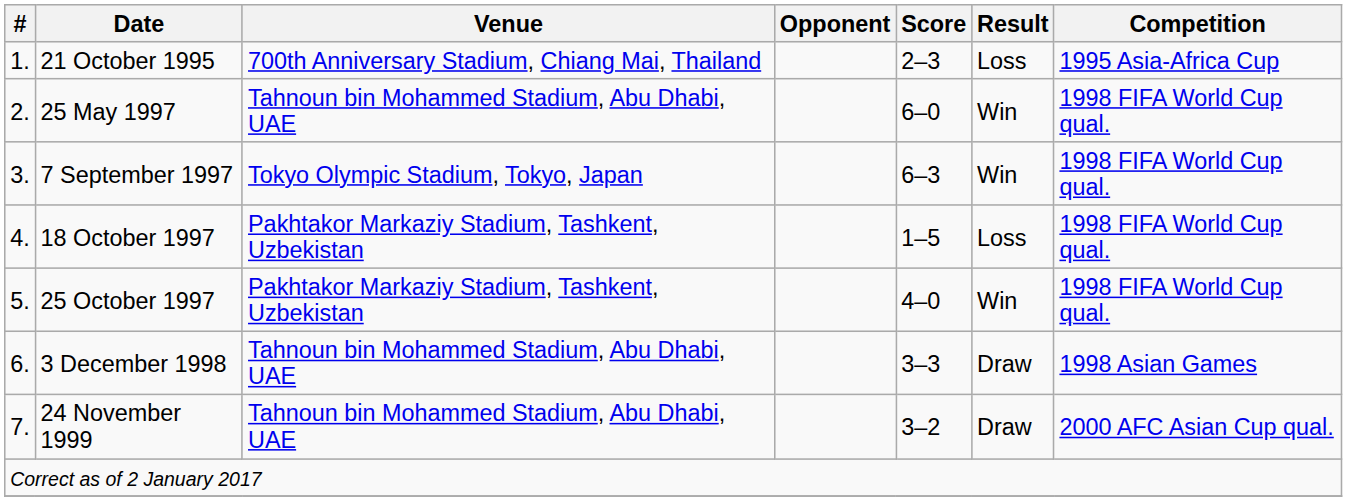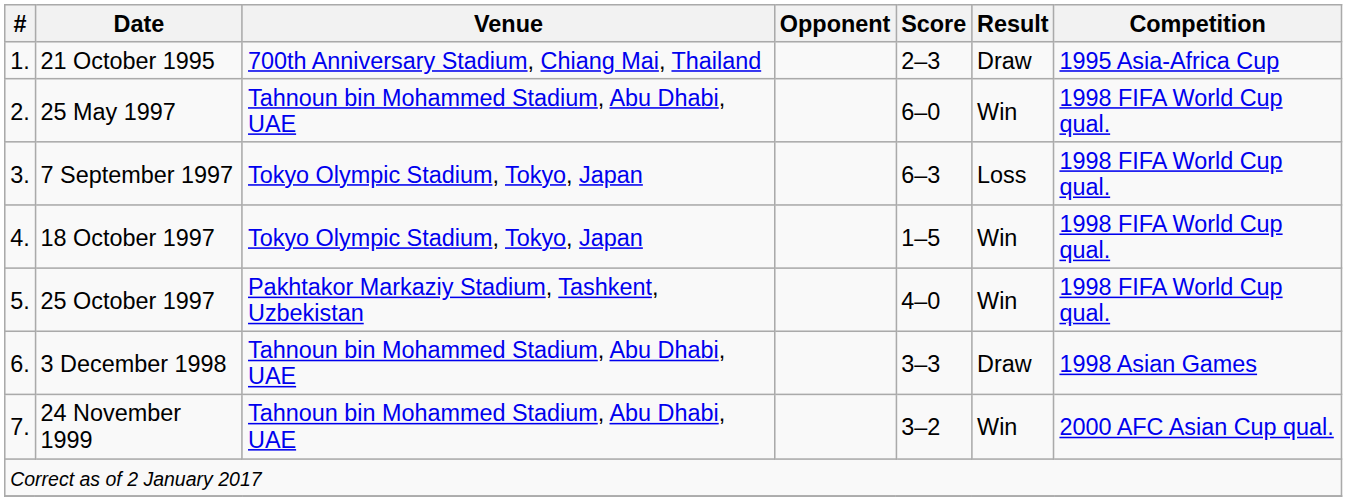(1002, 61) Loss -> (1004, 61) Draw
(997, 174) Win -> (1002, 174) Loss
(453, 237) Pakhtakor Markaziy Stadium, Tashkent, Uzbekistan -> (445, 237) Tokyo Olympic Stadium, Tokyo, Japan
(1002, 237) Loss -> (997, 237) Win
(1004, 427) Draw -> (997, 427) Win
